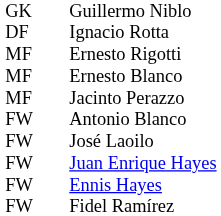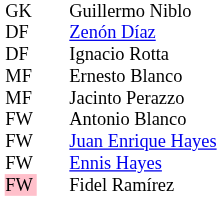+ row: (113, 32)
- row: (125, 54)
- row: (112, 141)
(19, 206) no background -> (19, 184) pink background
